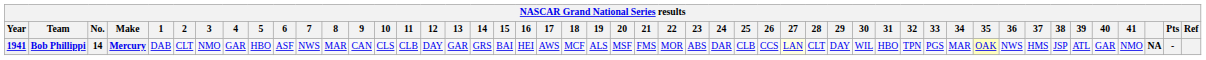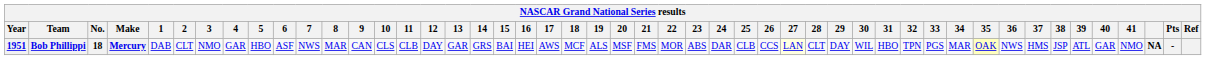(16, 46) 1941 -> (16, 46) 1951
(98, 46) 14 -> (98, 46) 18
